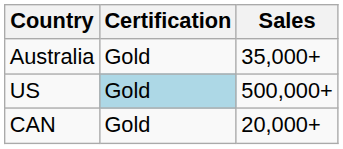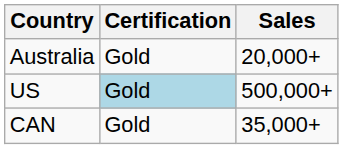(281, 56) 35,000+ -> (281, 56) 20,000+
(281, 125) 20,000+ -> (281, 125) 35,000+
